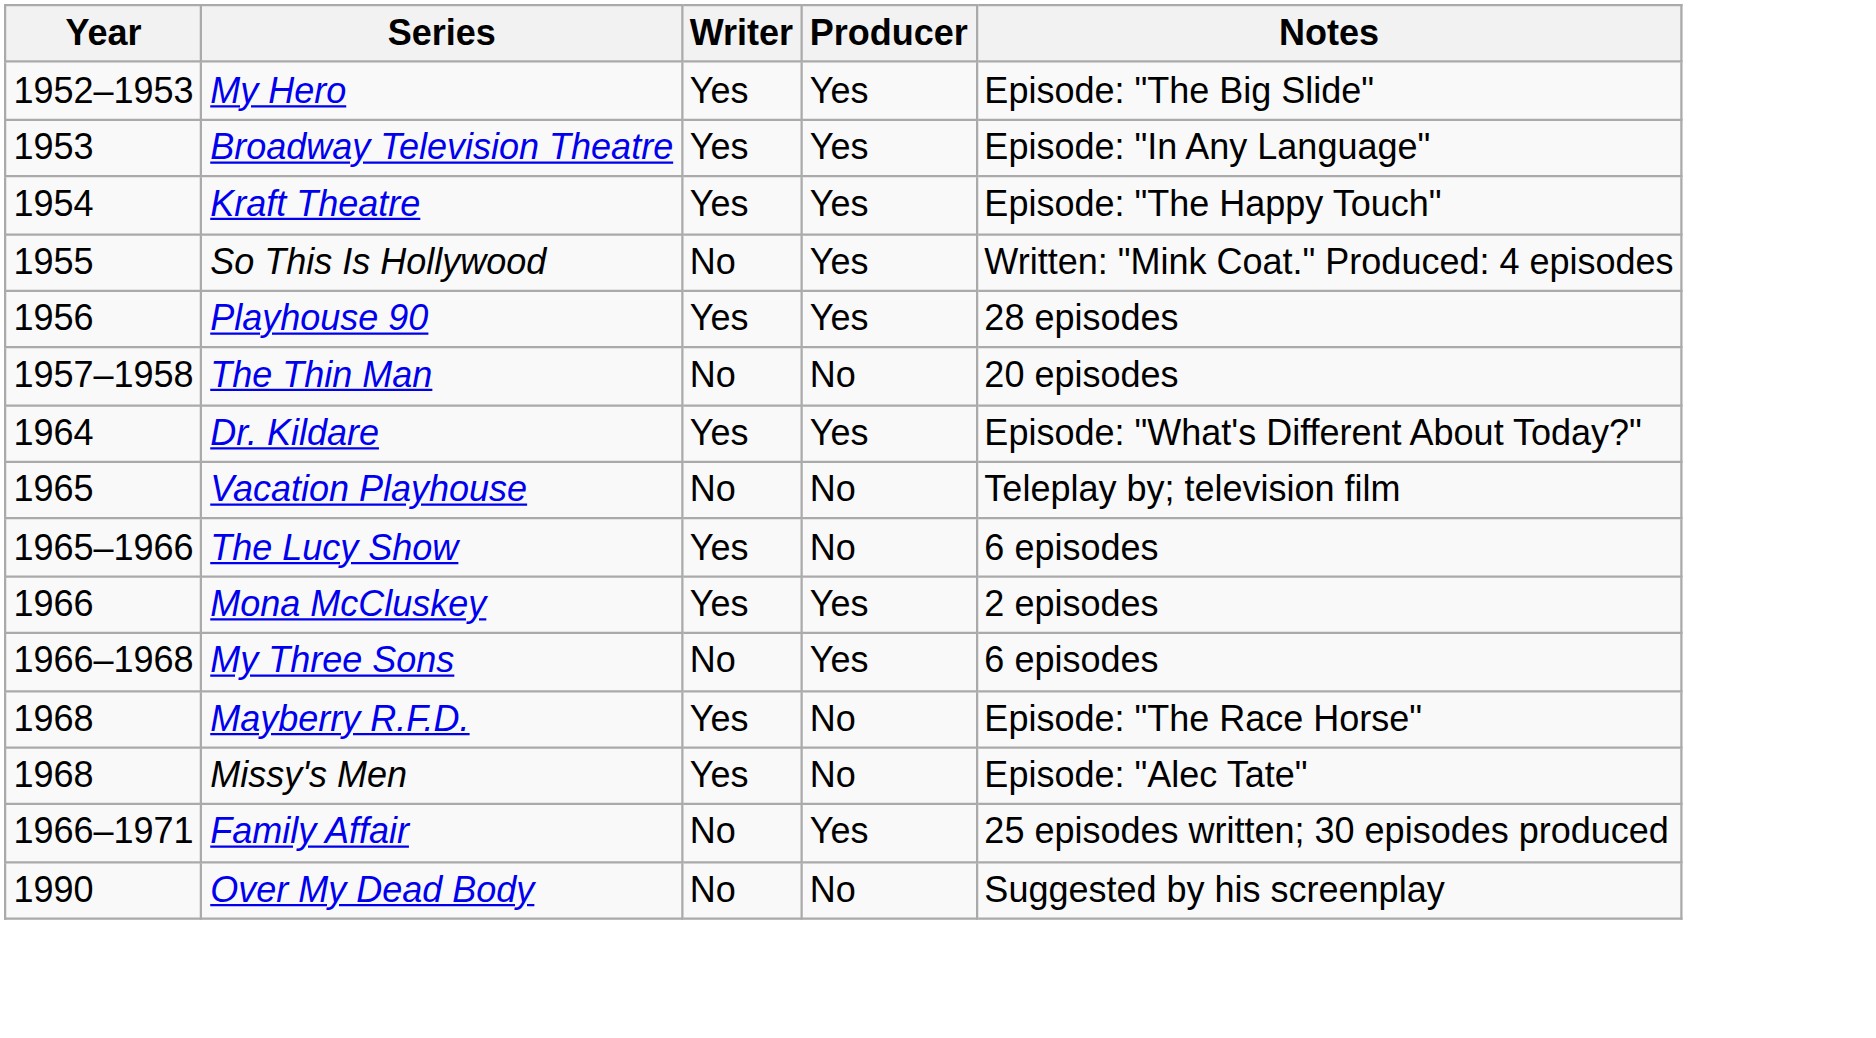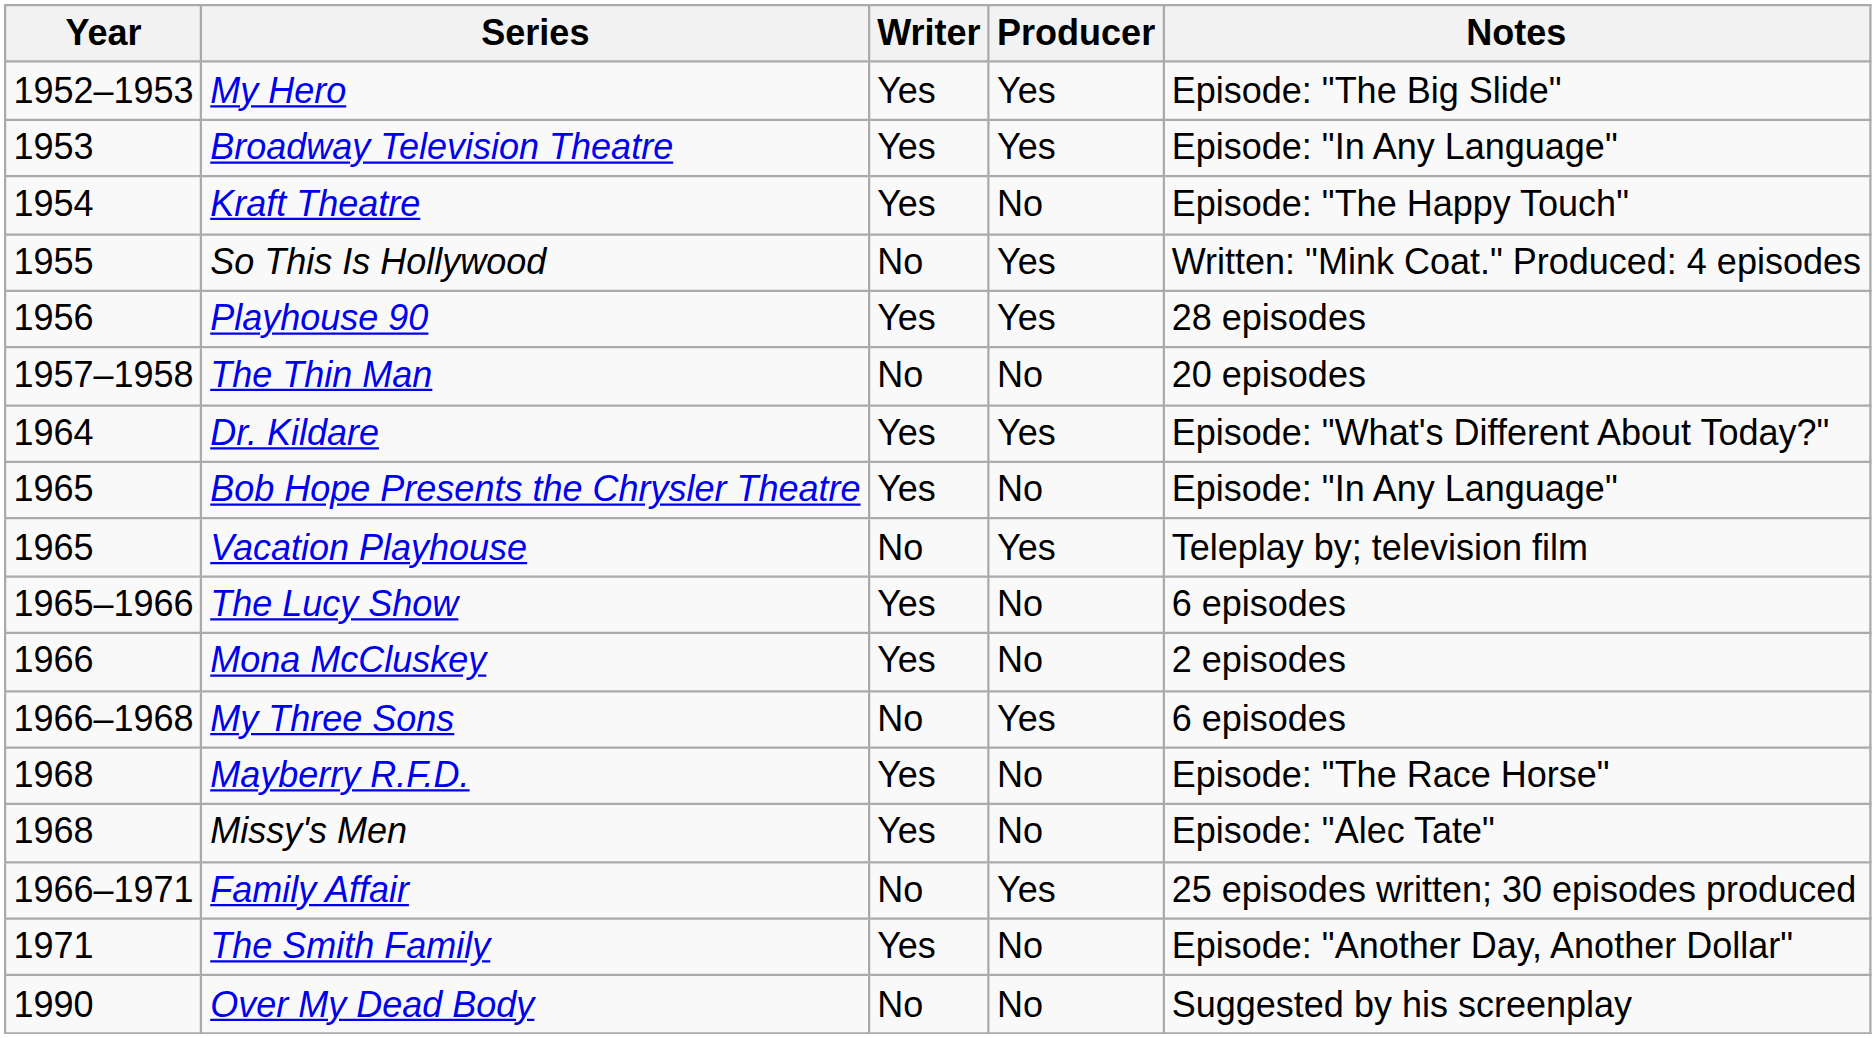(839, 204) Yes -> (1020, 204) No
+ row: (535, 489)
(833, 489) No -> (1026, 546) Yes
(839, 603) Yes -> (1020, 661) No
+ row: (350, 946)
